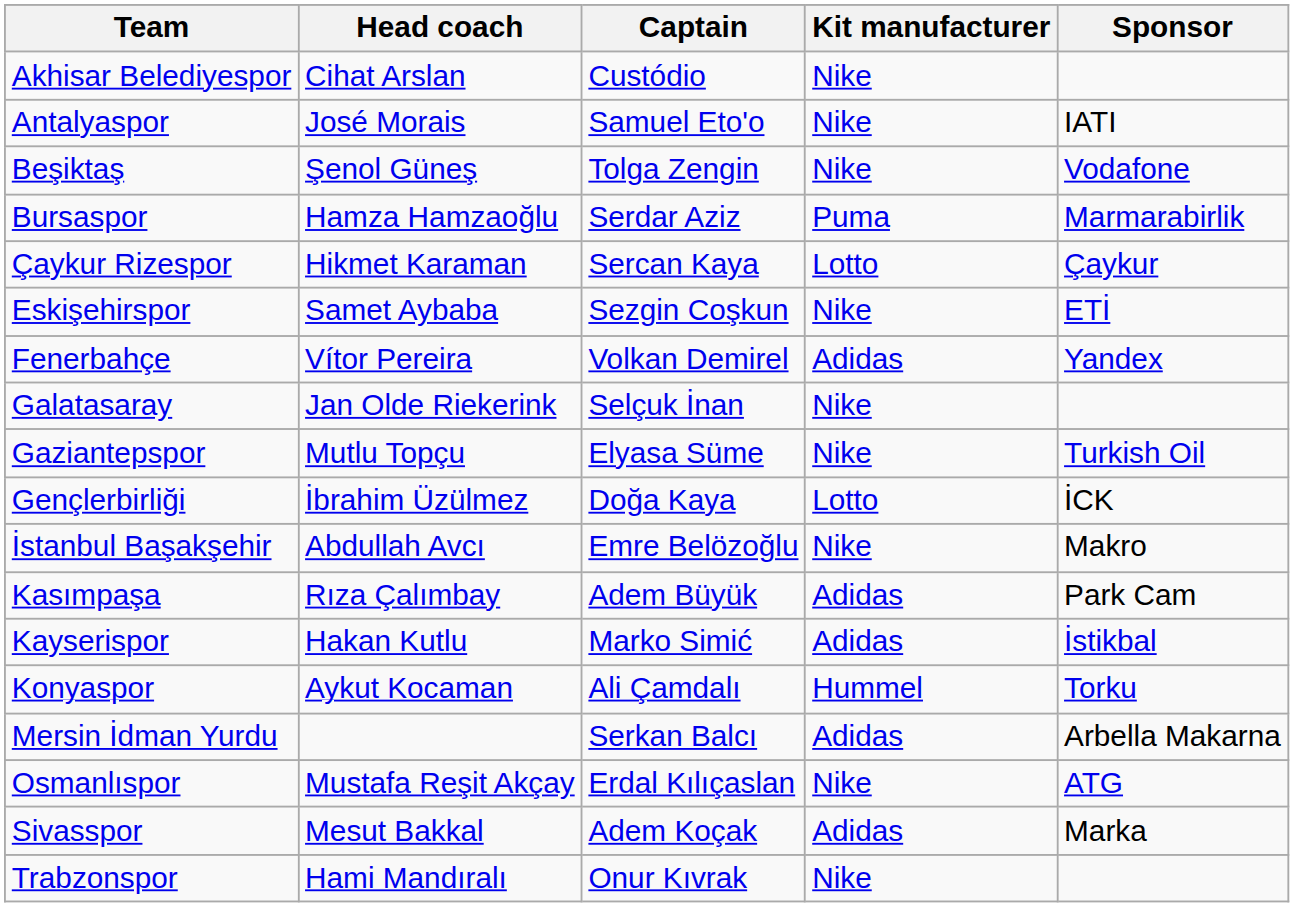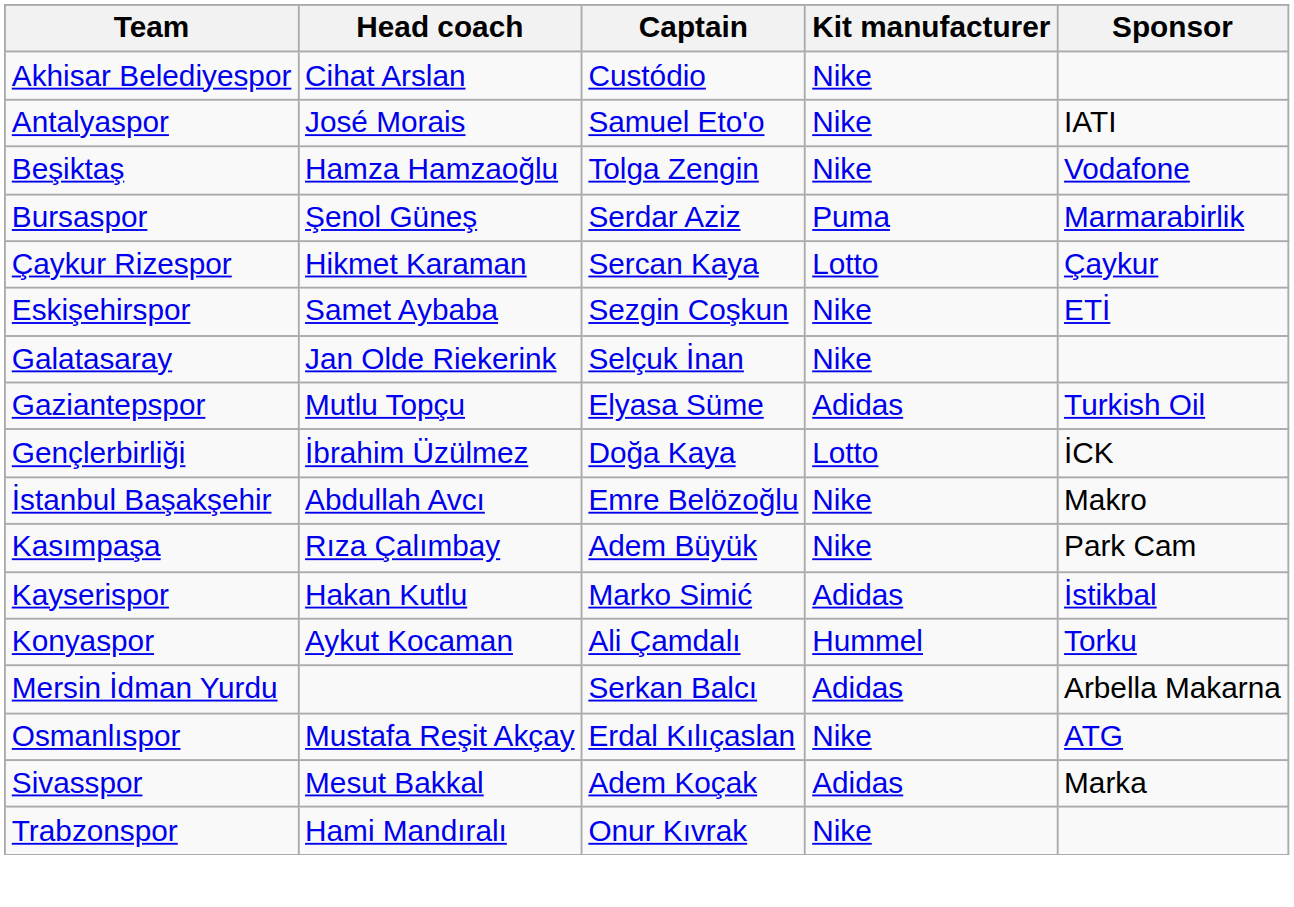(391, 169) Şenol Güneş -> (432, 169) Hamza Hamzaoğlu
(432, 216) Hamza Hamzaoğlu -> (391, 216) Şenol Güneş
- row: (91, 358)
(842, 452) Nike -> (858, 405) Adidas
(858, 594) Adidas -> (842, 547) Nike
